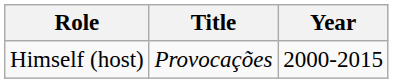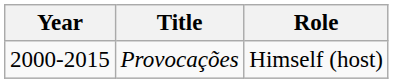columns swapped: (333, 22) <-> (77, 22)
